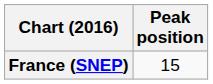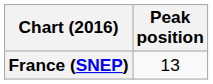(170, 65) 15 -> (170, 65) 13
